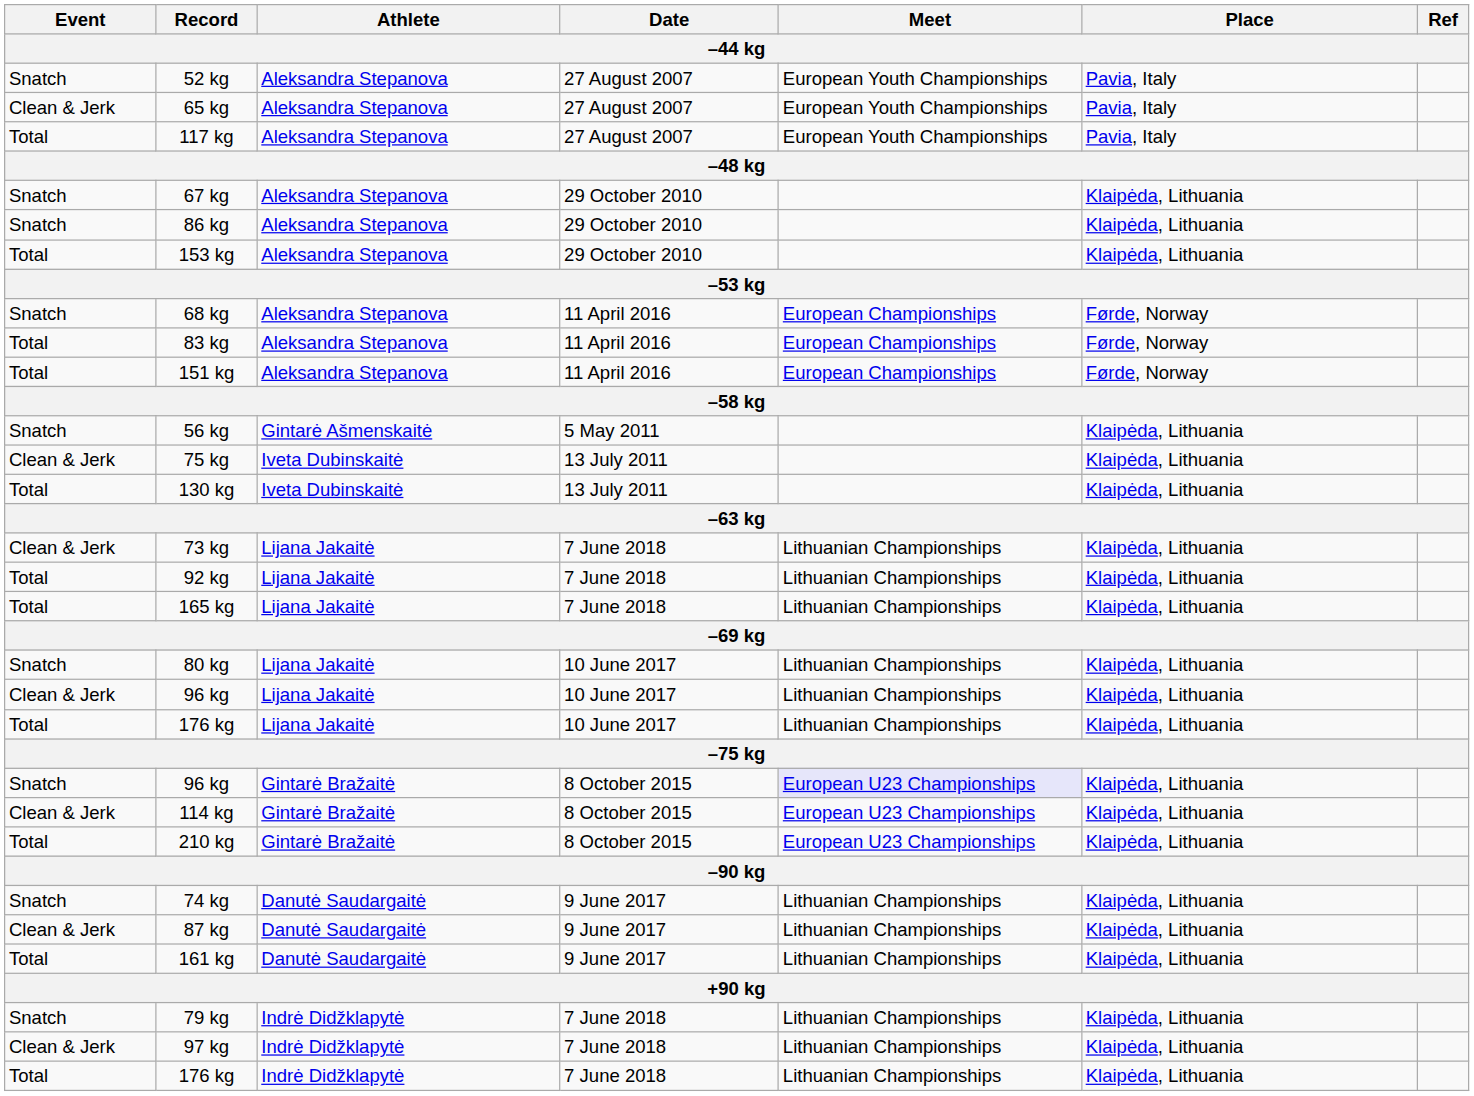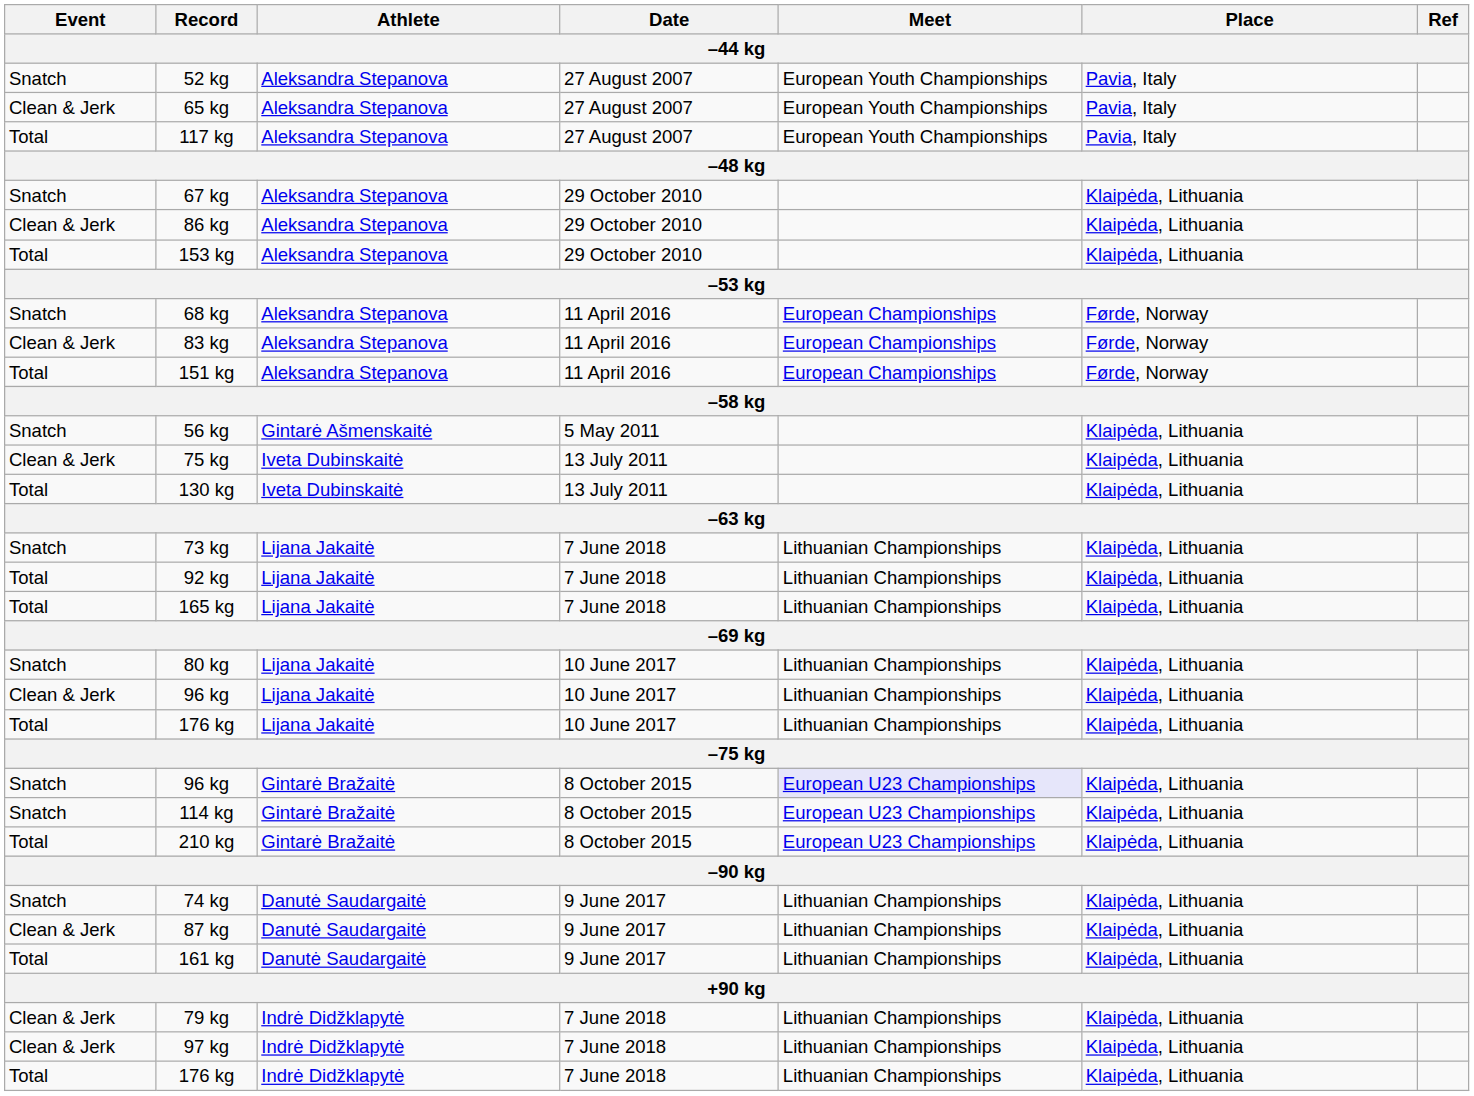(38, 225) Snatch -> (62, 225) Clean & Jerk
(28, 342) Total -> (62, 342) Clean & Jerk
(62, 548) Clean & Jerk -> (38, 548) Snatch
(62, 812) Clean & Jerk -> (38, 812) Snatch
(38, 1018) Snatch -> (62, 1018) Clean & Jerk
